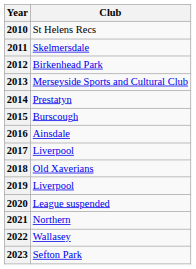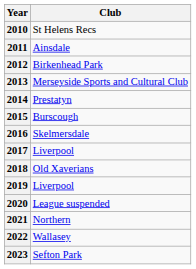(61, 47) Skelmersdale -> (51, 47) Ainsdale
(51, 133) Ainsdale -> (61, 133) Skelmersdale
